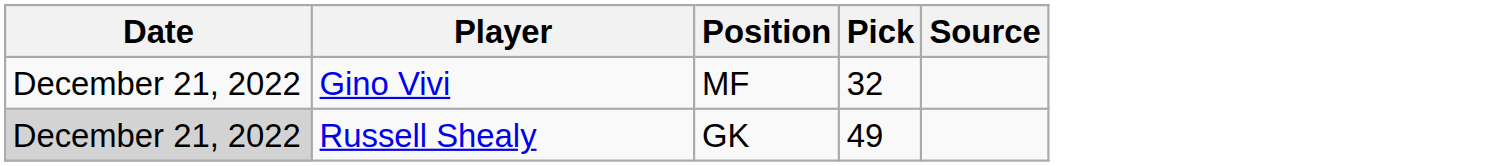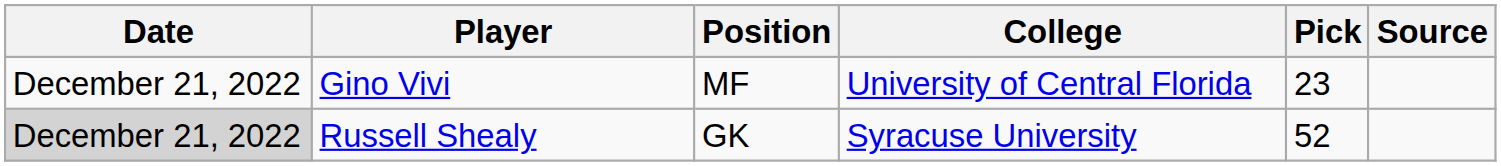+ column: (1063, 31)
(865, 83) 32 -> (1312, 83) 23
(865, 135) 49 -> (1312, 135) 52
